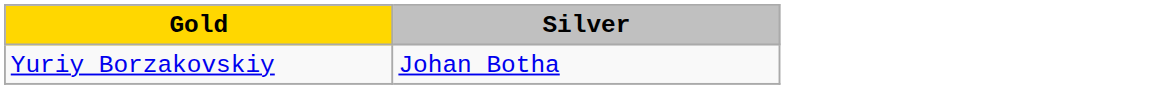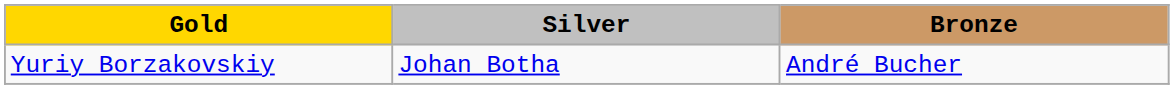+ column: (974, 25)
